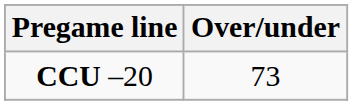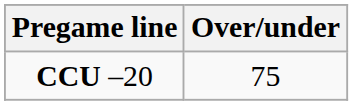(265, 75) 73 -> (265, 75) 75
